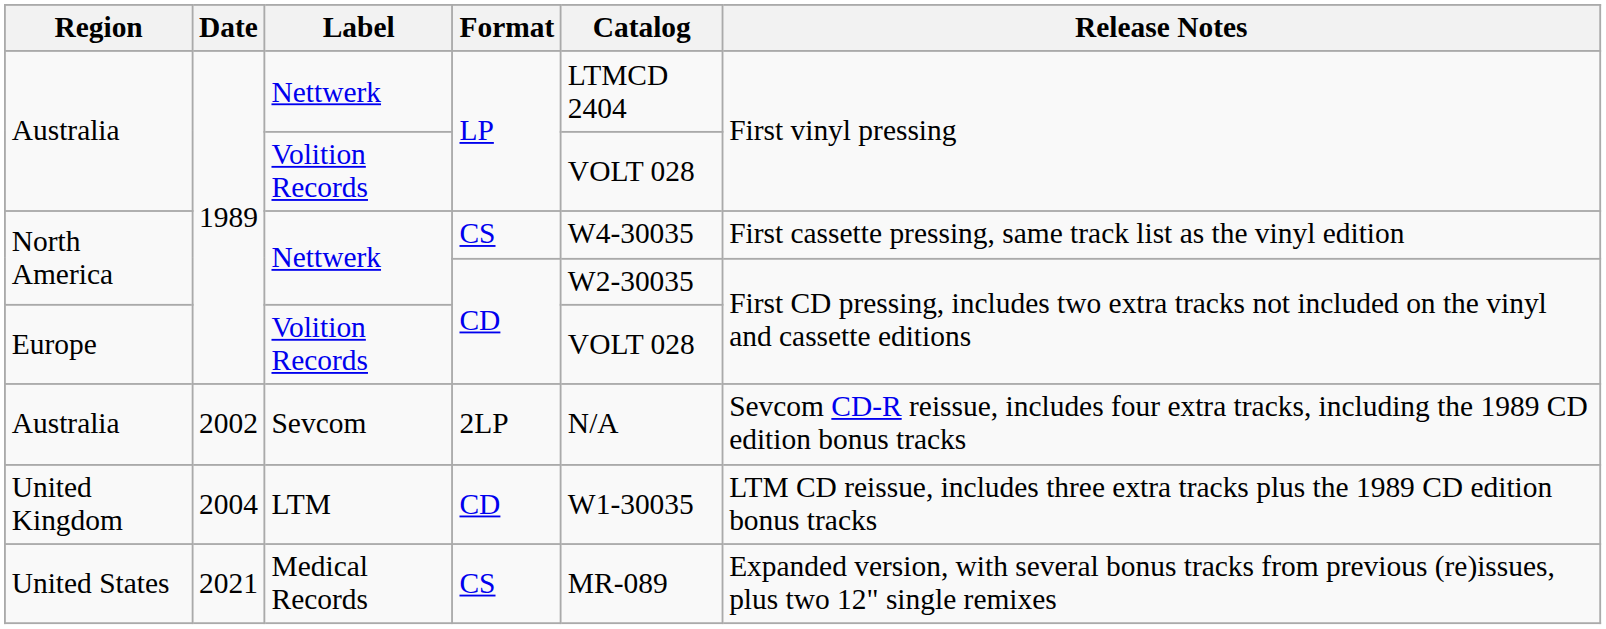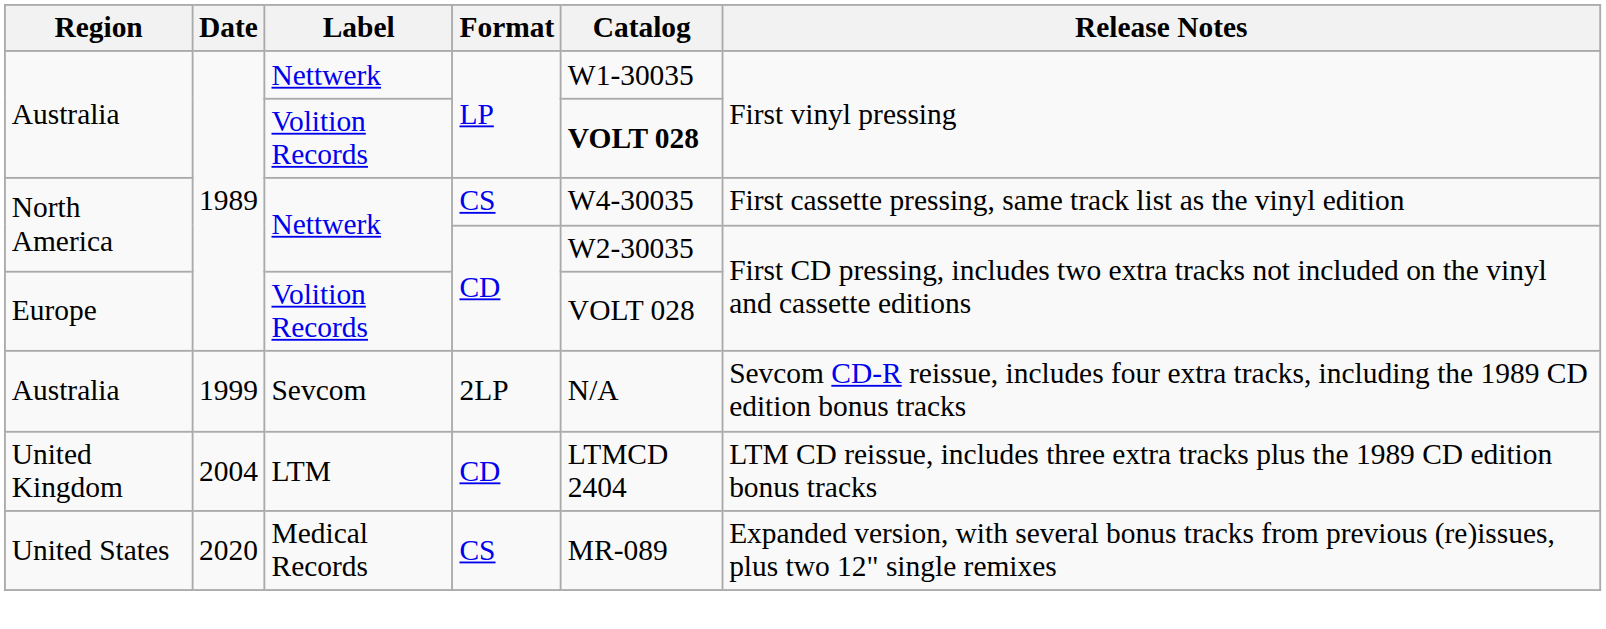(618, 91) LTMCD 2404 -> (631, 74) W1-30035
(631, 170) normal -> (633, 137) bold
(228, 423) 2002 -> (228, 390) 1999
(631, 503) W1-30035 -> (618, 470) LTMCD 2404
(228, 583) 2021 -> (228, 550) 2020
